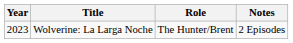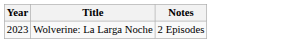- column: (196, 13)
